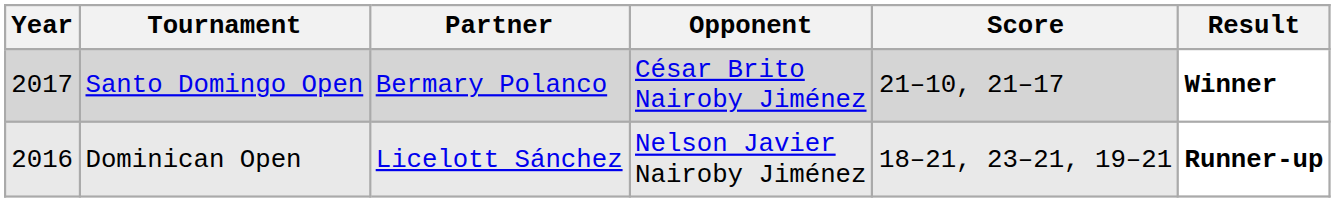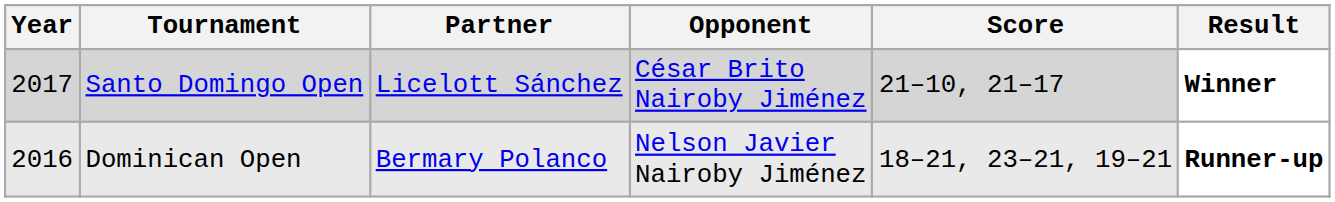(491, 85) Bermary Polanco -> (499, 85) Licelott Sánchez
(499, 159) Licelott Sánchez -> (491, 159) Bermary Polanco
